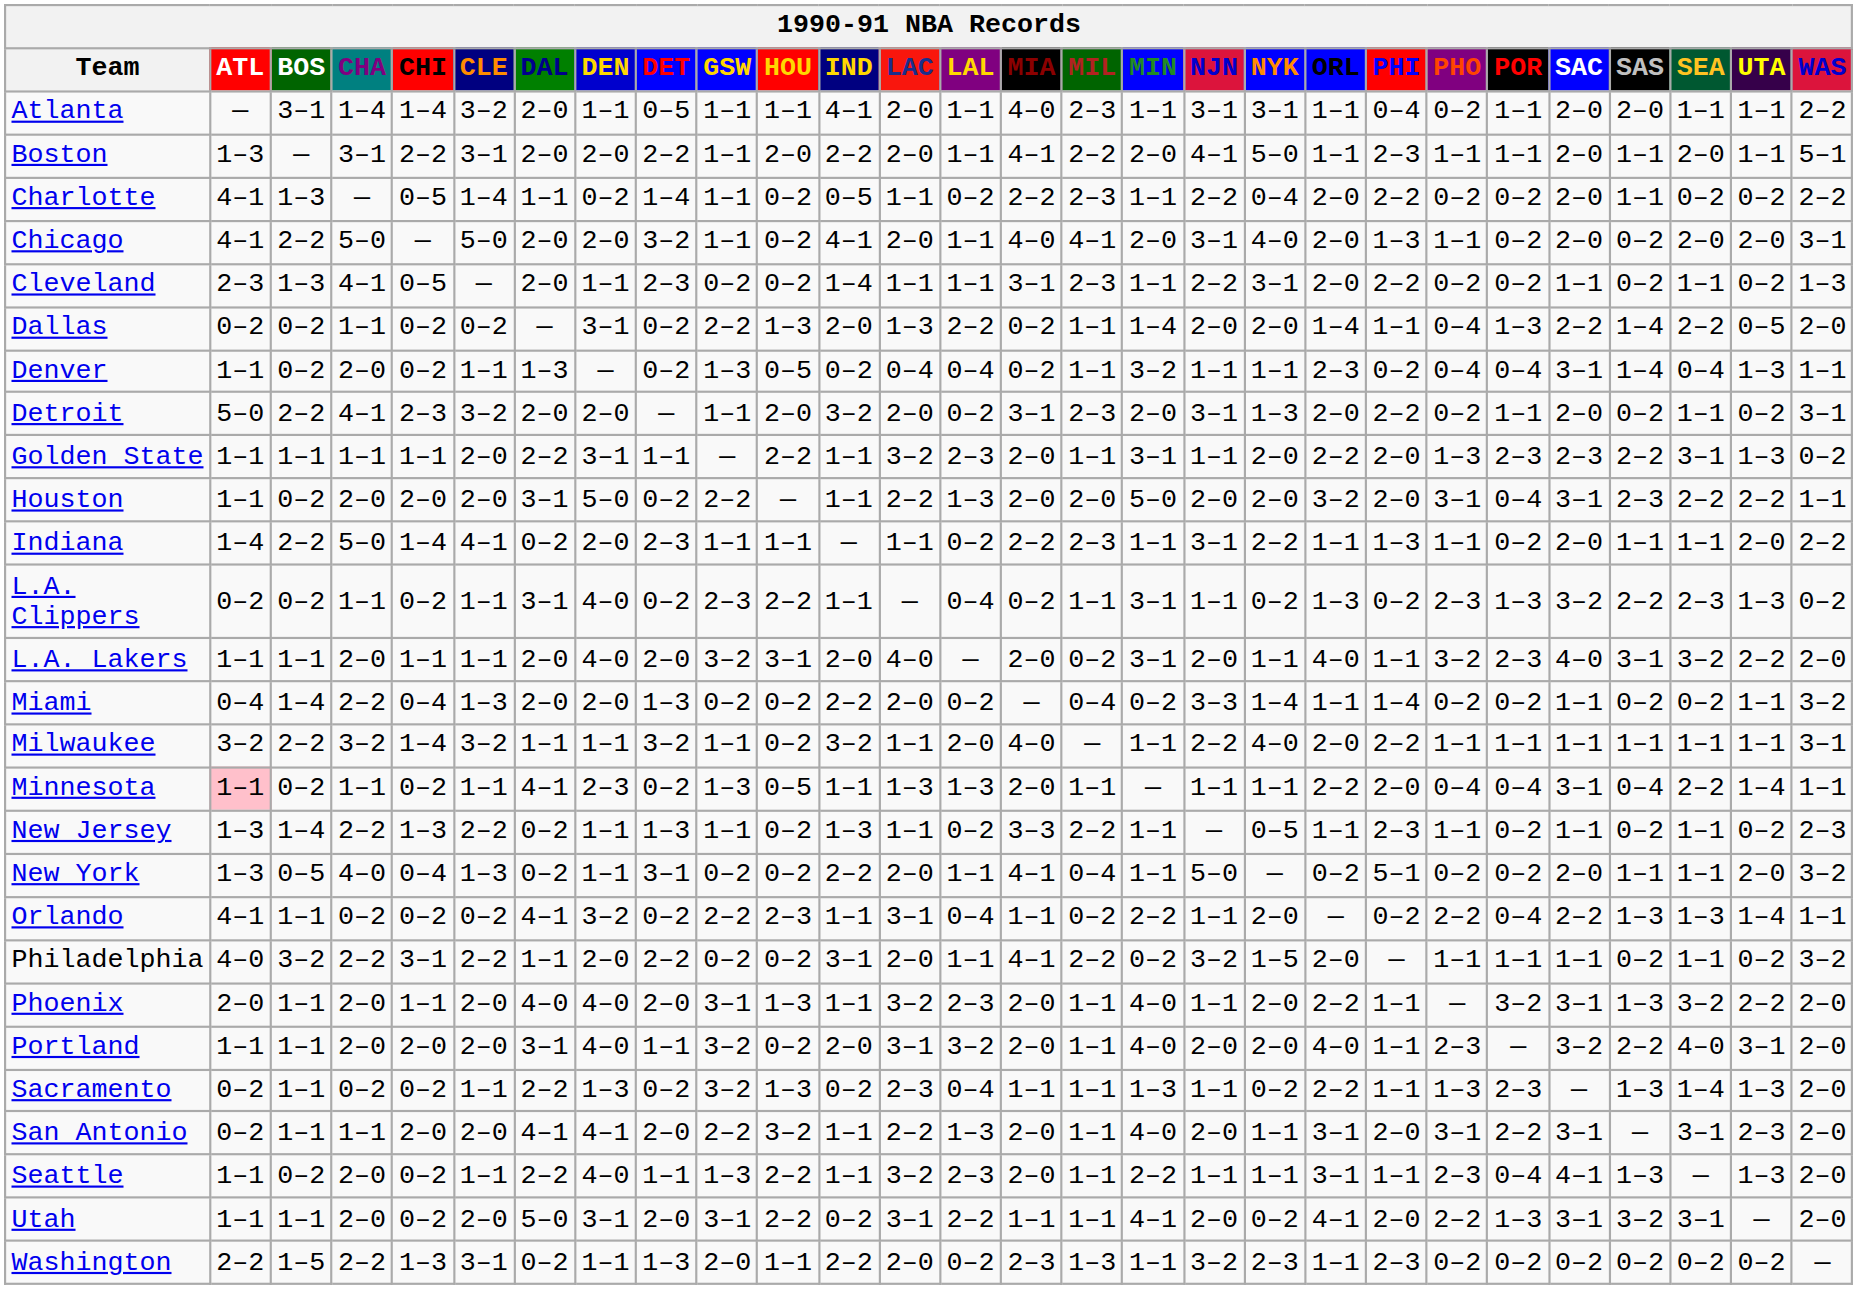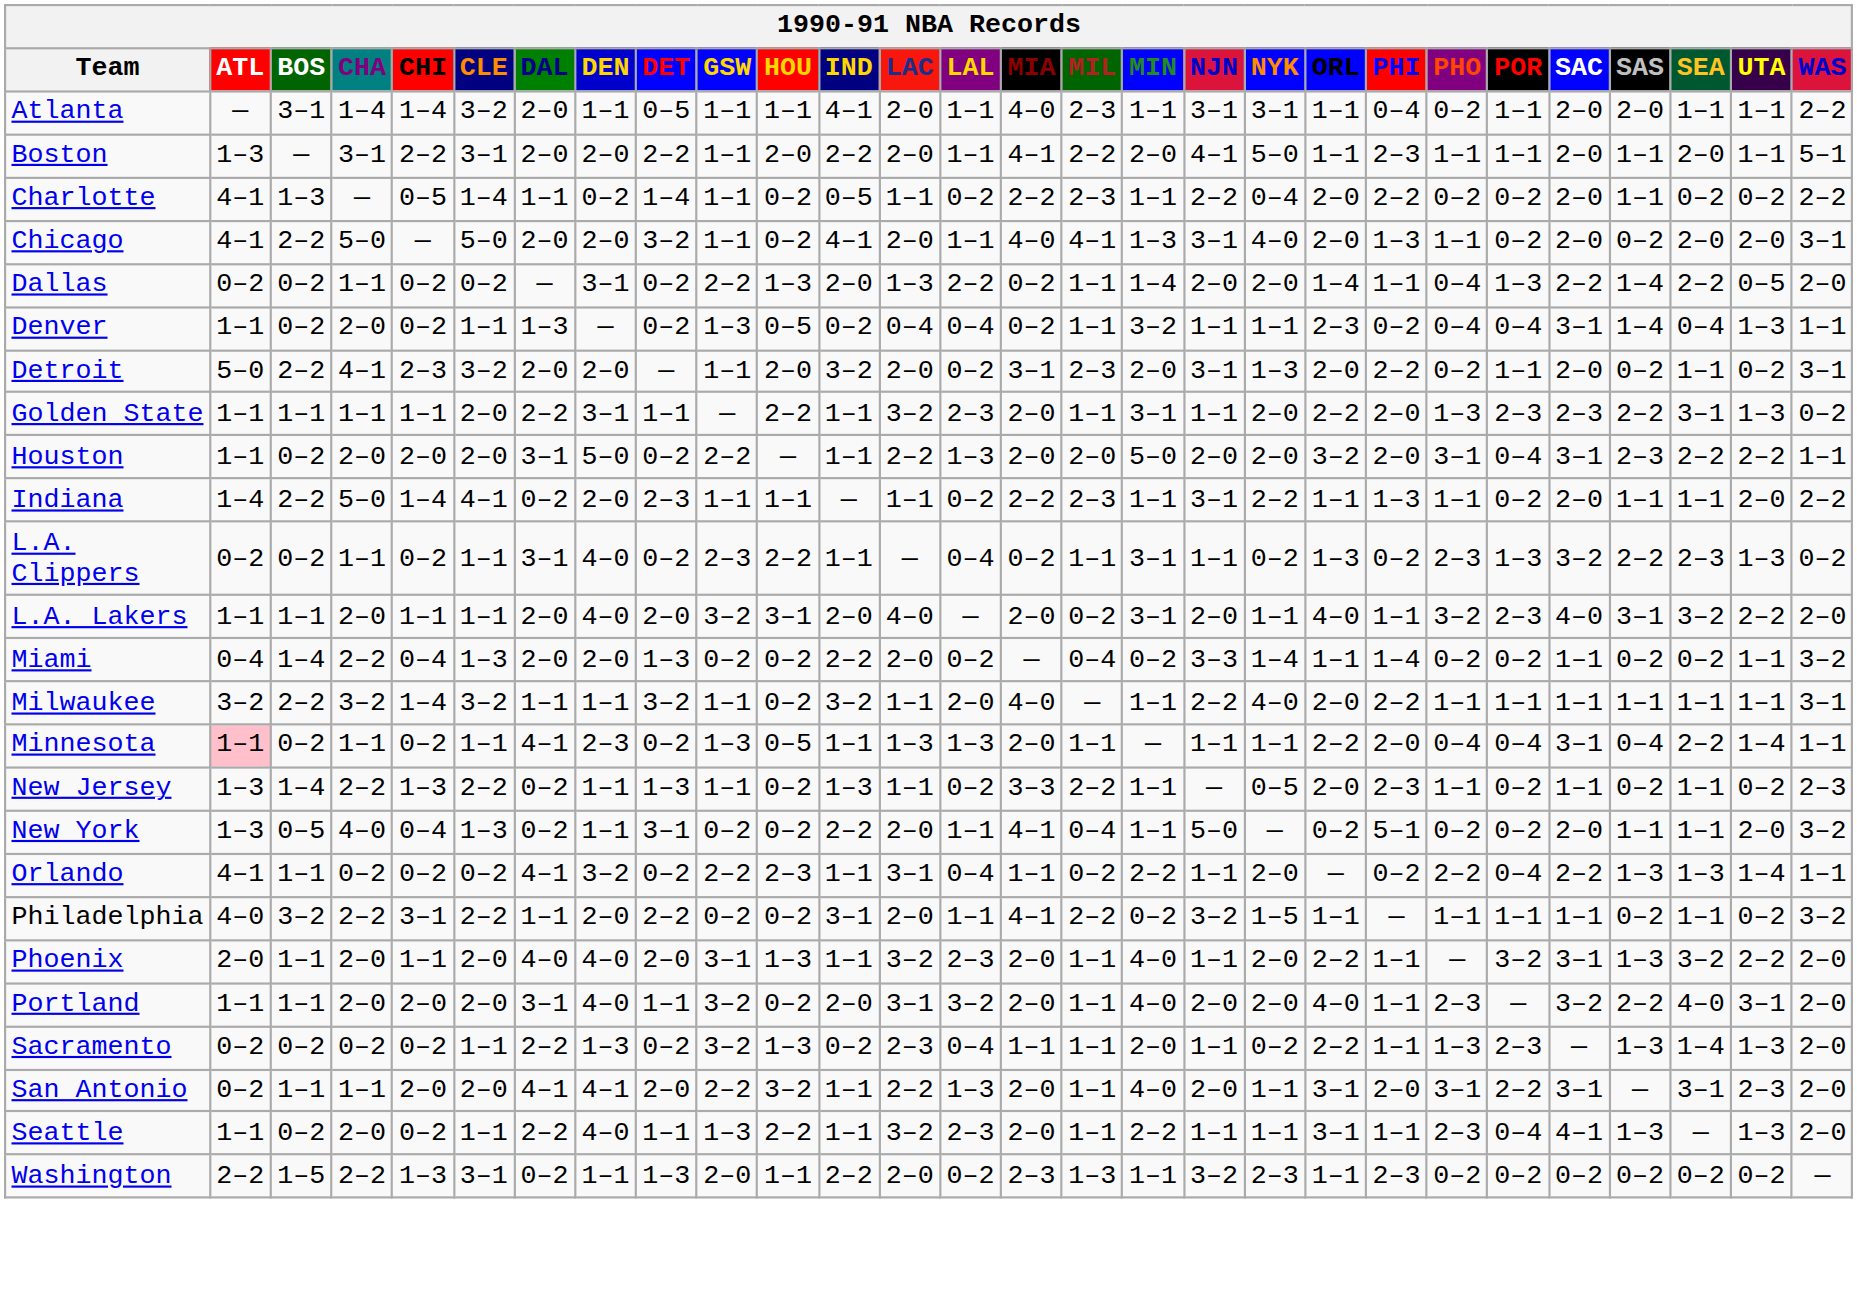(1153, 242) 2–0 -> (1153, 242) 1–3
- row: (83, 285)
(1336, 832) 1–1 -> (1336, 789) 2–0
(1336, 962) 2–0 -> (1336, 918) 1–1
(301, 1091) 1–1 -> (301, 1048) 0–2
(1153, 1091) 1–3 -> (1153, 1048) 2–0
- row: (44, 1220)
